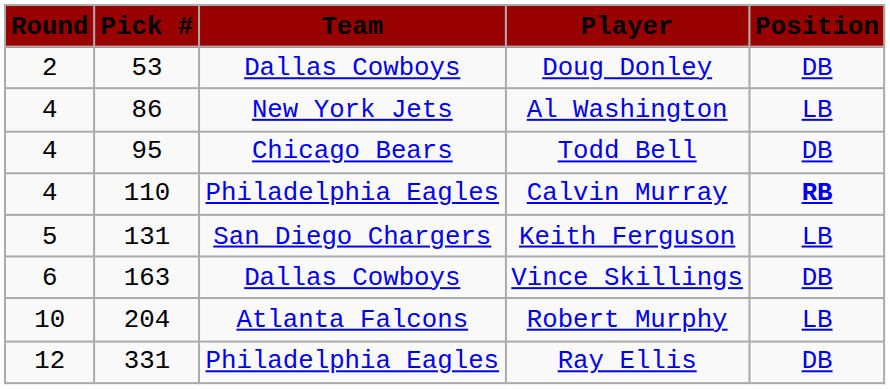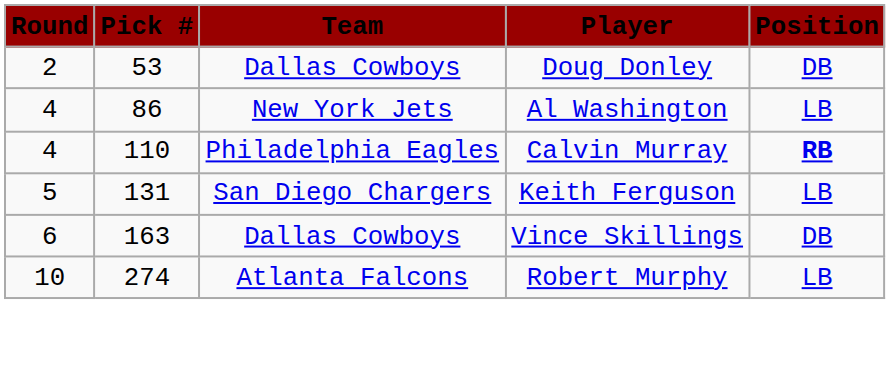- row: (627, 152)
(147, 320) 204 -> (147, 278) 274
- row: (627, 362)
